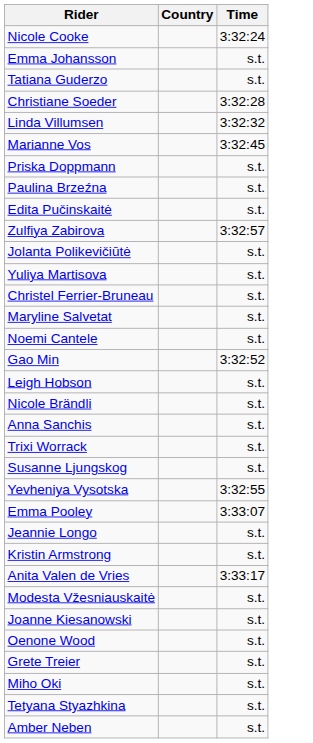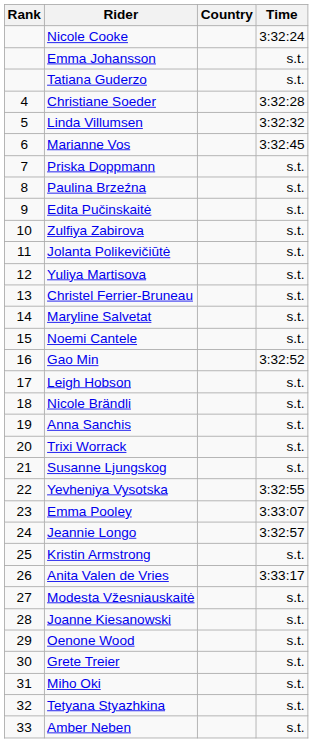+ column: (24, 15)
(242, 230) 3:32:57 -> (295, 230) s.t.
(256, 532) s.t. -> (282, 532) 3:32:57
